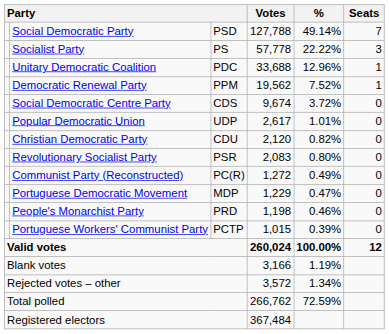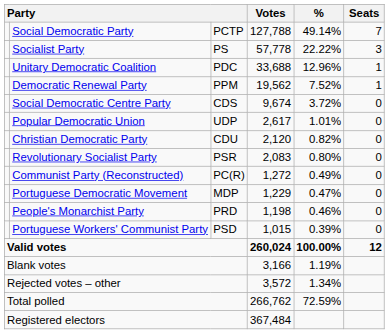(225, 31) PSD -> (228, 31) PCTP
(228, 229) PCTP -> (225, 229) PSD
